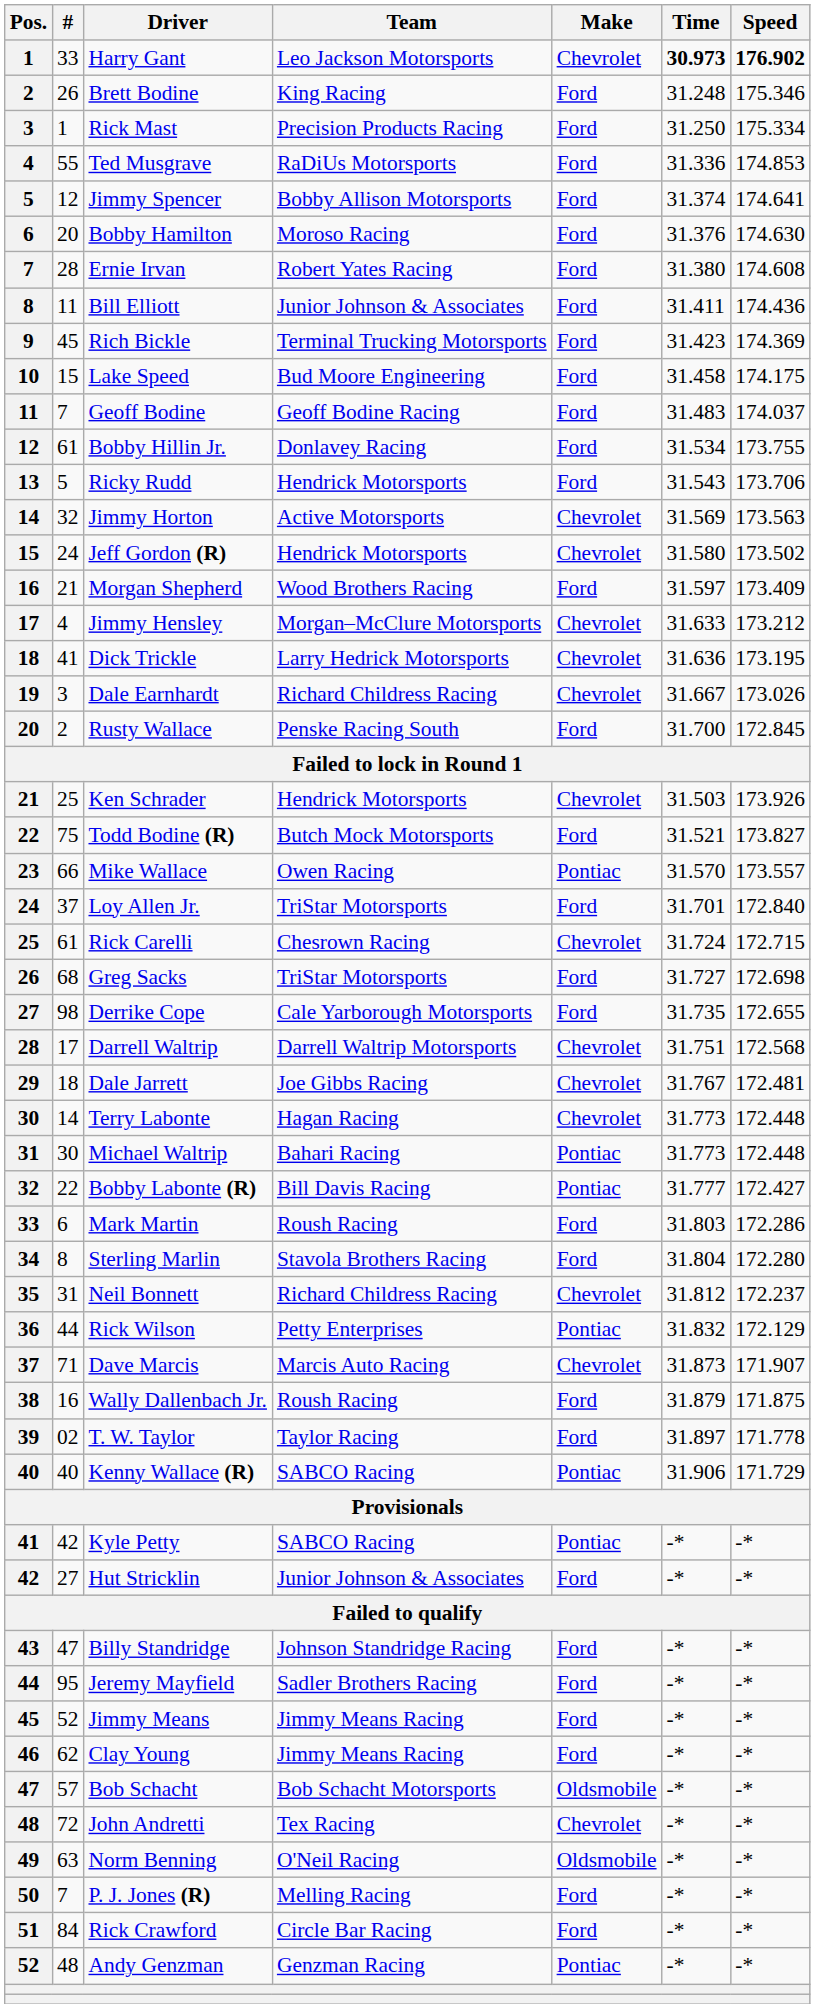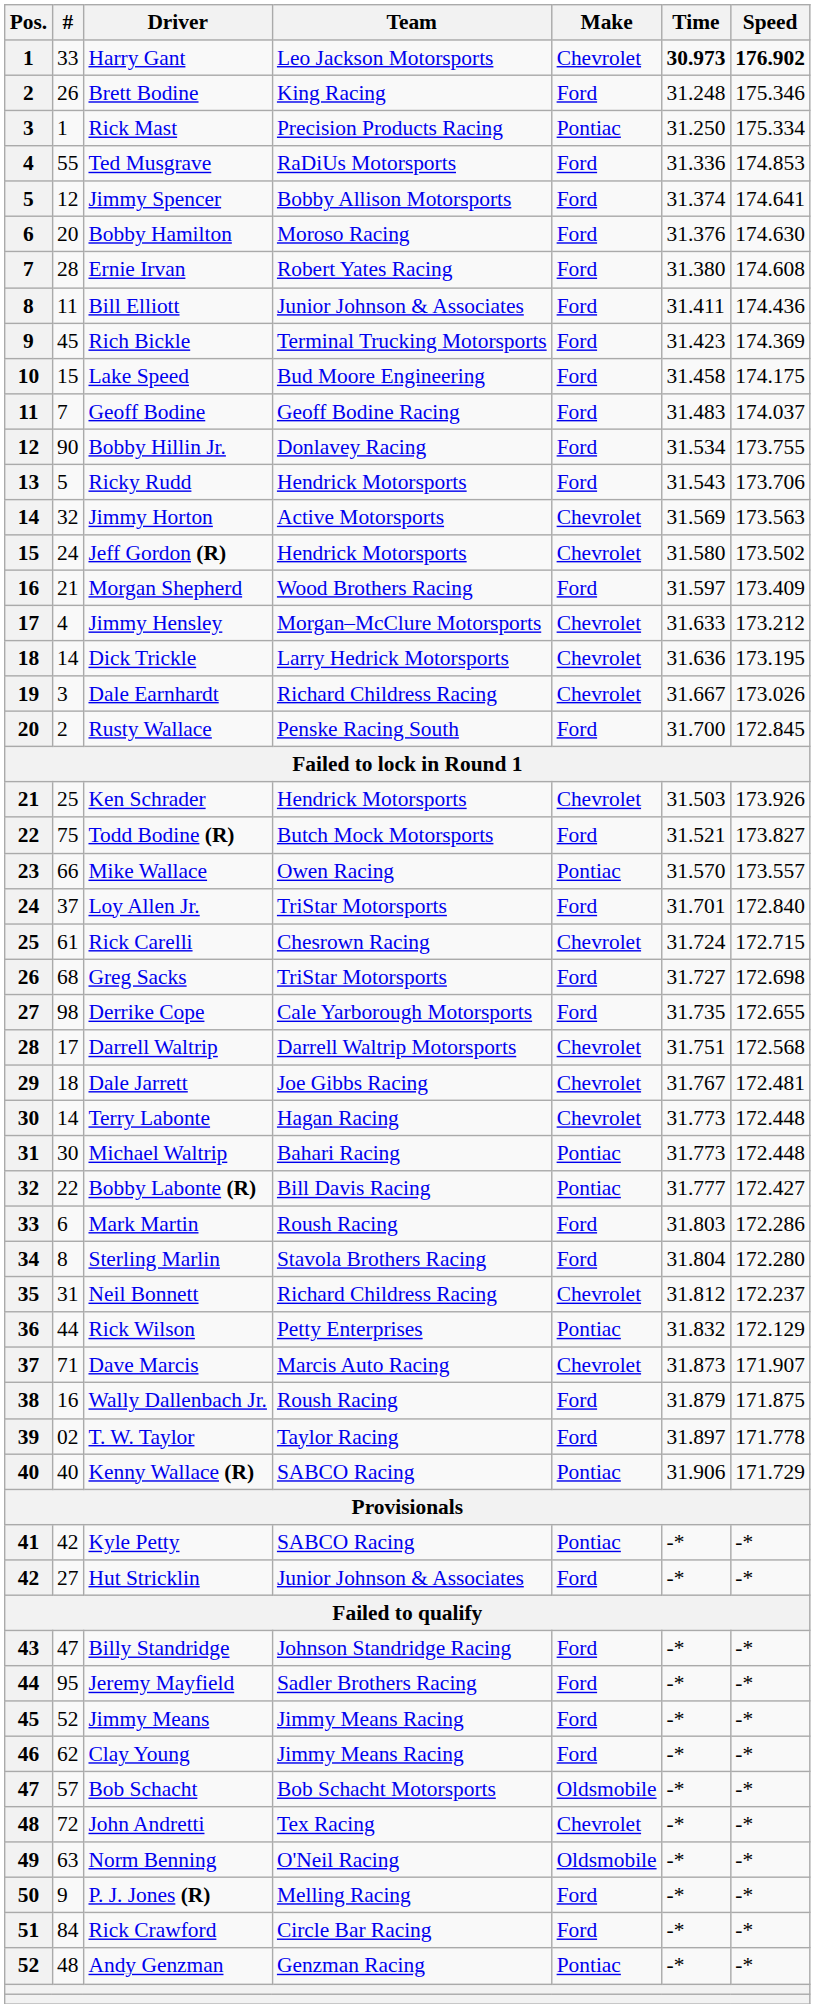(577, 128) Ford -> (589, 128) Pontiac
(68, 446) 61 -> (68, 446) 90
(68, 658) 41 -> (68, 658) 14
(62, 1895) 7 -> (62, 1895) 9
